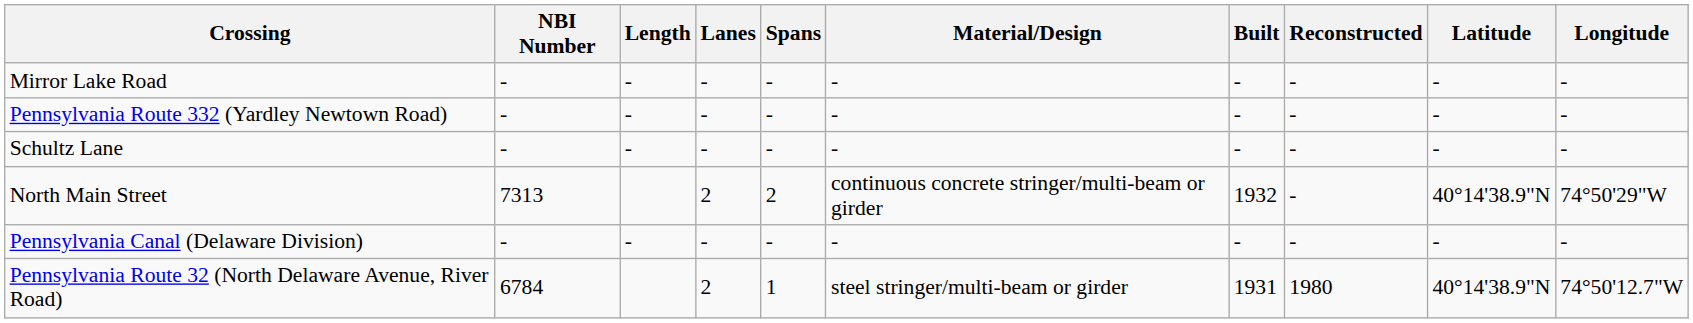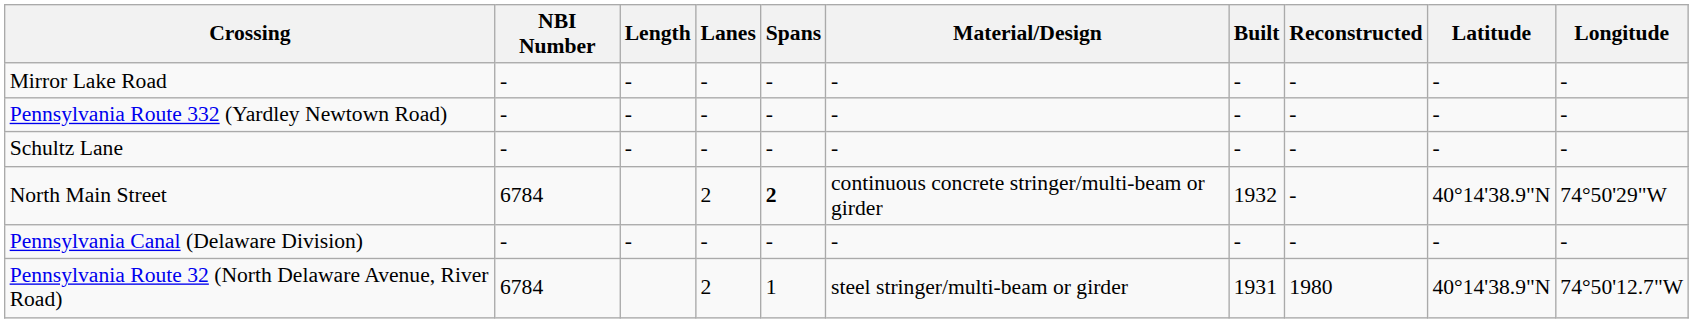(522, 195) 7313 -> (522, 195) 6784
(771, 195) normal -> (771, 195) bold
